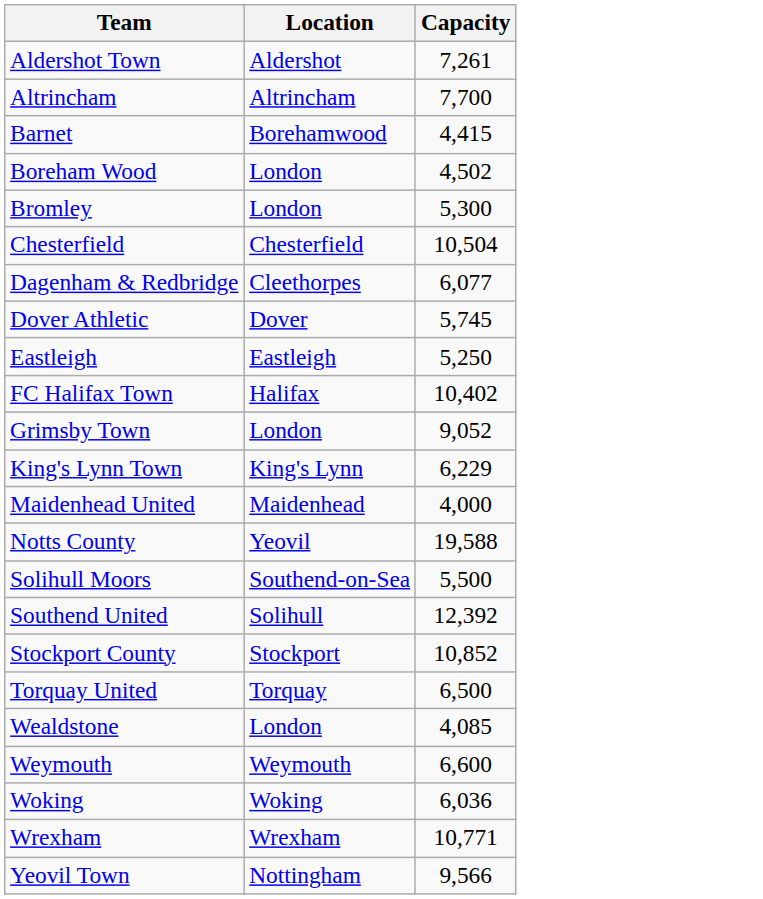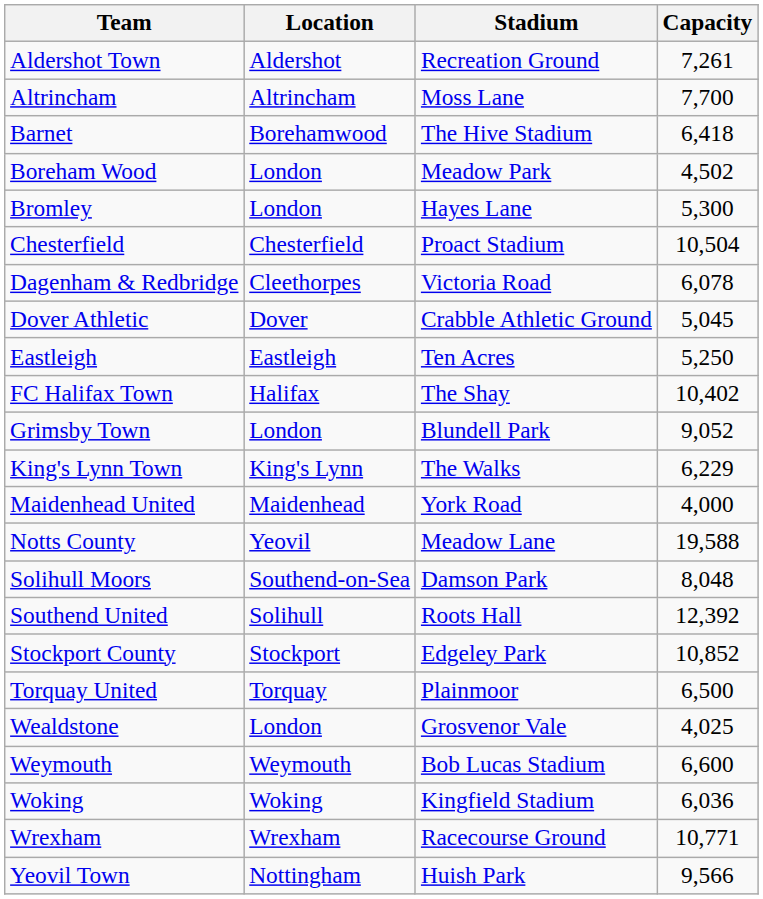+ column: (536, 23)
(466, 134) 4,415 -> (707, 134) 6,418
(466, 282) 6,077 -> (707, 282) 6,078
(466, 319) 5,745 -> (707, 319) 5,045
(466, 578) 5,500 -> (707, 578) 8,048
(466, 726) 4,085 -> (707, 726) 4,025
